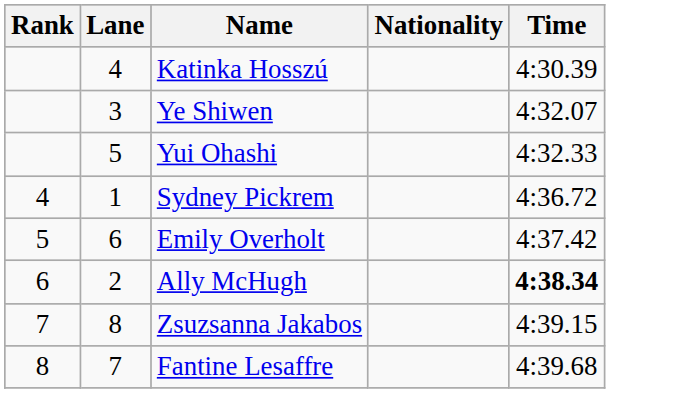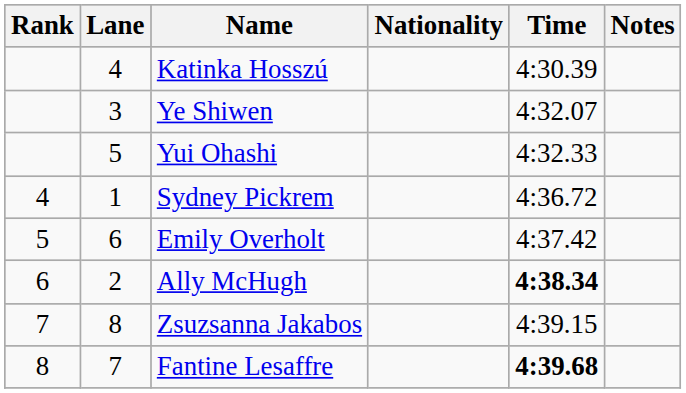+ column: (643, 25)
(557, 366) normal -> (557, 366) bold
